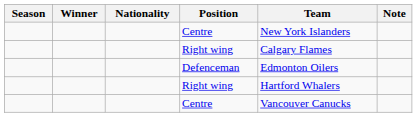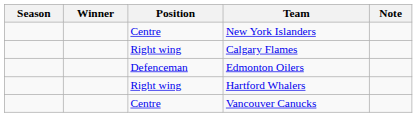- column: (142, 13)
